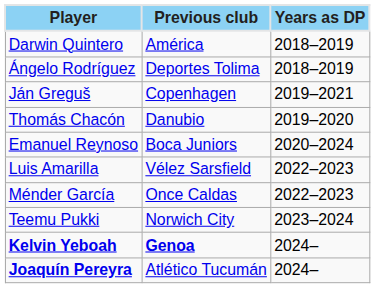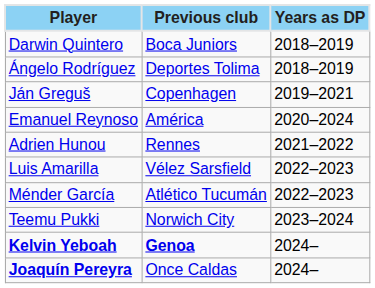(174, 44) América -> (191, 44) Boca Juniors
- row: (67, 119)
(191, 144) Boca Juniors -> (174, 119) América
+ row: (57, 144)
(191, 194) Once Caldas -> (206, 194) Atlético Tucumán
(206, 270) Atlético Tucumán -> (191, 270) Once Caldas
